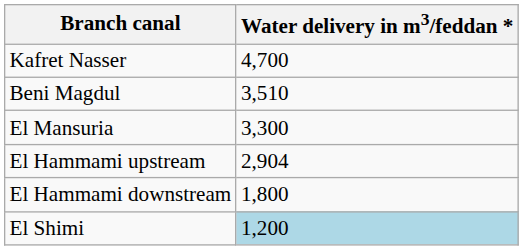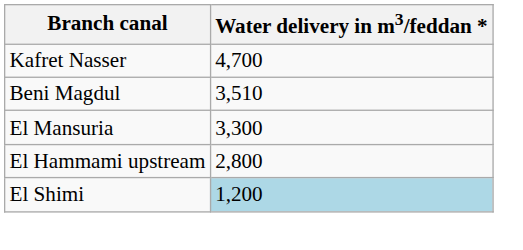(265, 160) 2,904 -> (239, 160) 2,800
- row: (120, 194)
